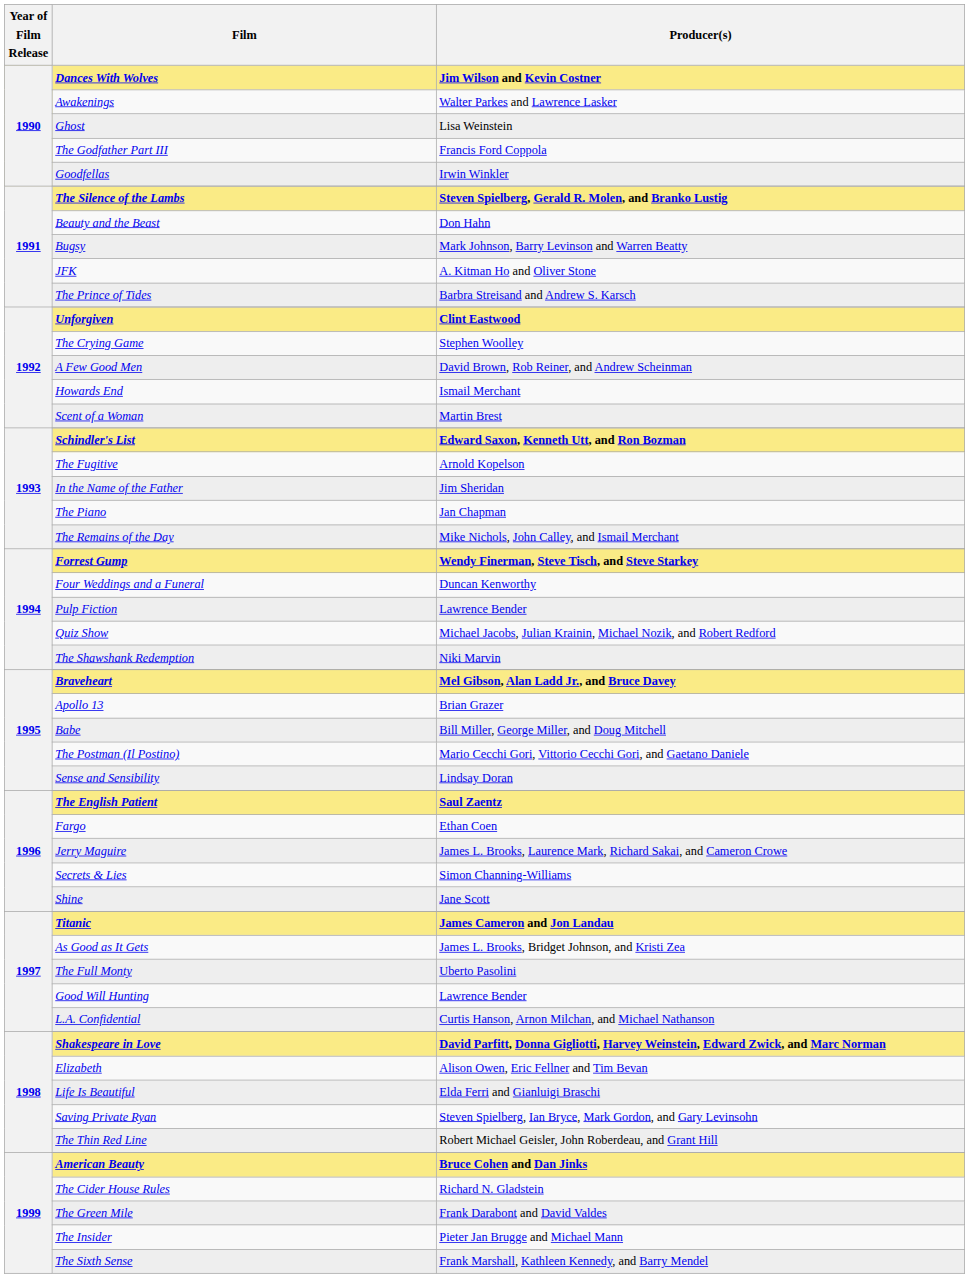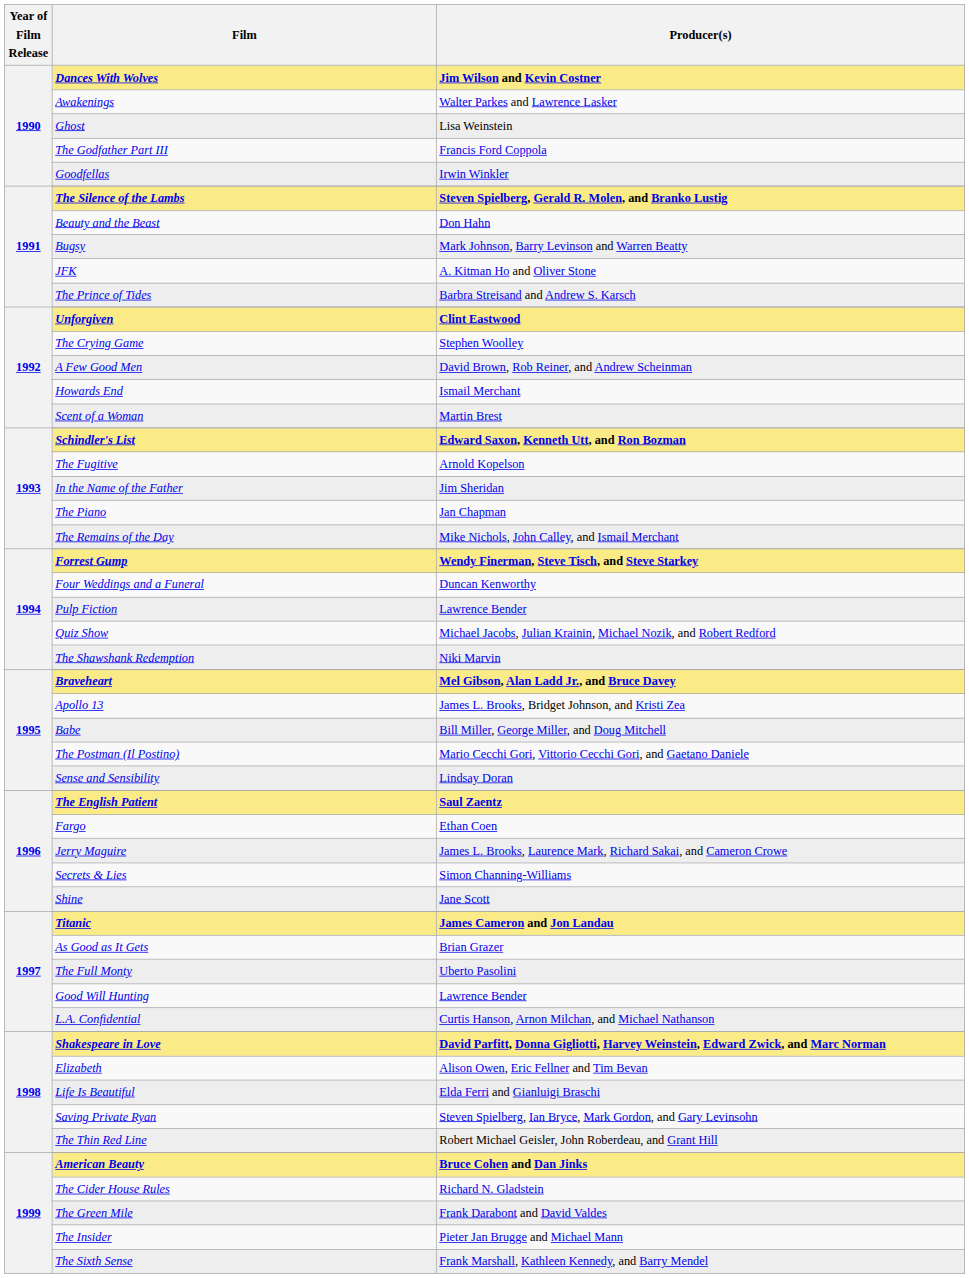(471, 705) Brian Grazer -> (562, 705) James L. Brooks, Bridget Johnson, and Kristi Zea
(562, 947) James L. Brooks, Bridget Johnson, and Kristi Zea -> (471, 947) Brian Grazer
